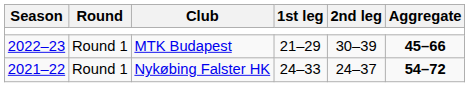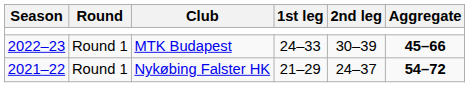(300, 46) 21–29 -> (300, 46) 24–33
(300, 69) 24–33 -> (300, 69) 21–29
